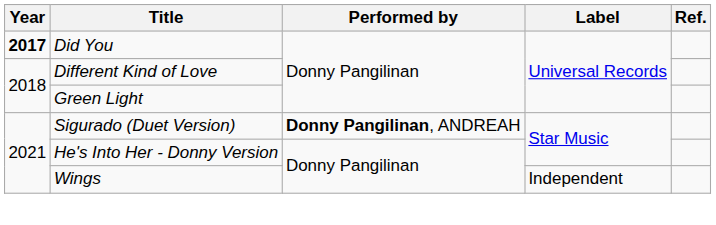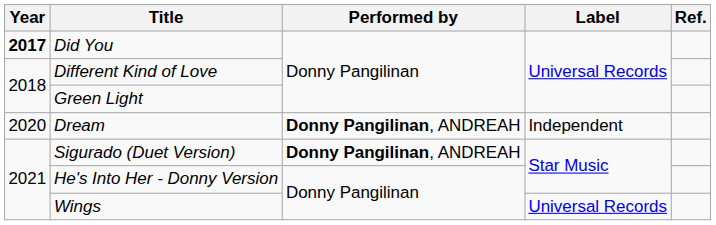+ row: (79, 125)
(576, 179) Independent -> (598, 206) Universal Records
